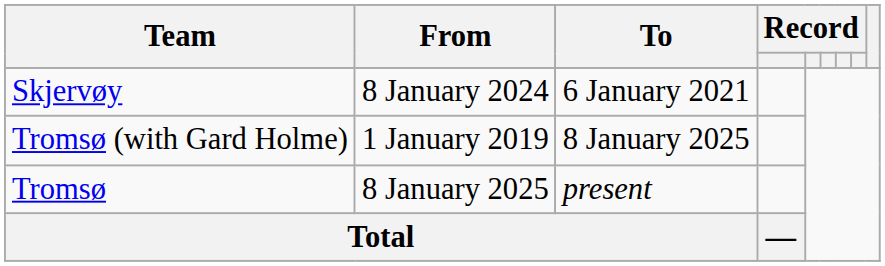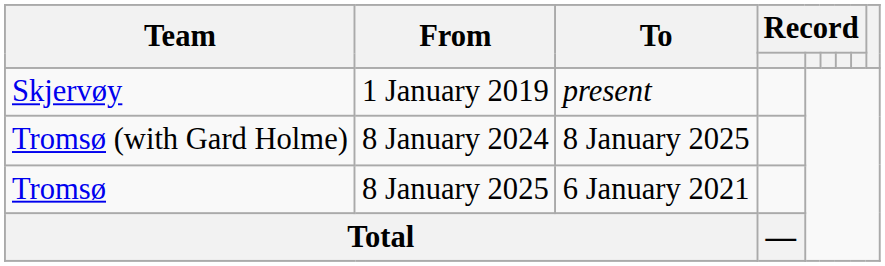(455, 91) 8 January 2024 -> (455, 91) 1 January 2019
(656, 91) 6 January 2021 -> (607, 91) present
(455, 139) 1 January 2019 -> (455, 139) 8 January 2024
(607, 188) present -> (656, 188) 6 January 2021
